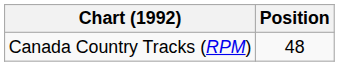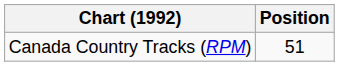(295, 46) 48 -> (295, 46) 51
